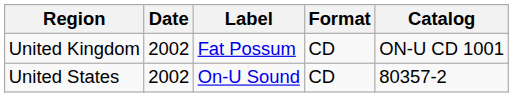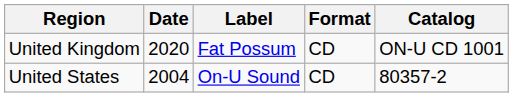(169, 48) 2002 -> (169, 48) 2020
(169, 77) 2002 -> (169, 77) 2004
